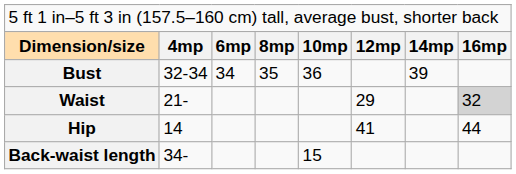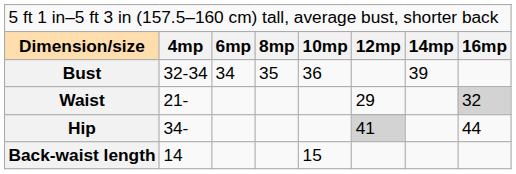(173, 127) 14 -> (176, 127) 34-
(365, 127) no background -> (365, 127) lightgrey background
(176, 155) 34- -> (173, 155) 14
